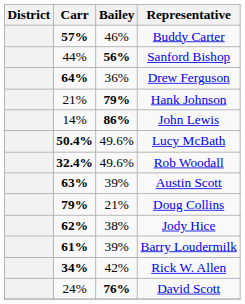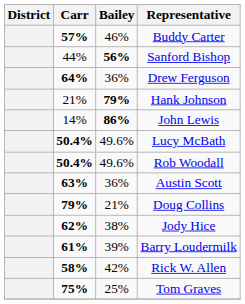(75, 162) 32.4% -> (75, 162) 50.4%
(117, 183) 39% -> (117, 183) 36%
(75, 267) 34% -> (75, 267) 58%
- row: (189, 288)
+ row: (189, 288)
